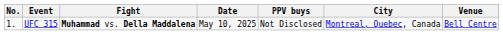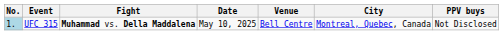columns swapped: (470, 11) <-> (291, 11)
(11, 24) no background -> (11, 24) lightblue background
